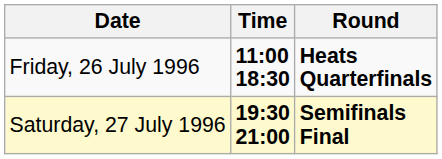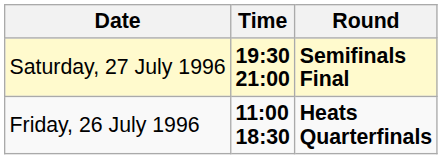rows swapped: (105, 67) <-> (118, 124)
